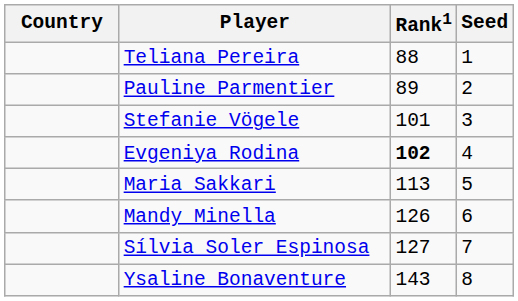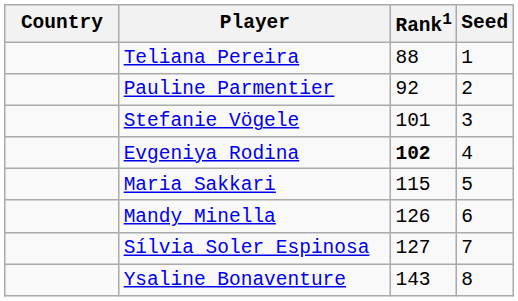(407, 89) 89 -> (407, 89) 92
(413, 185) 113 -> (413, 185) 115
